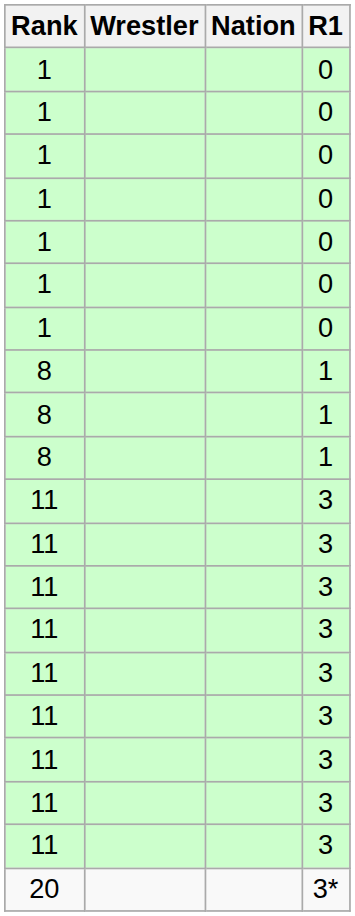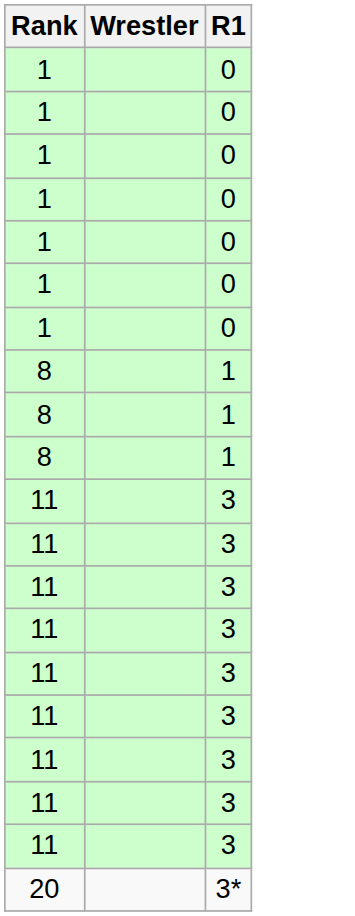- column: (253, 26)
